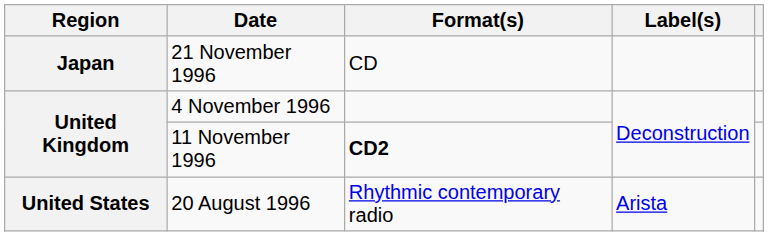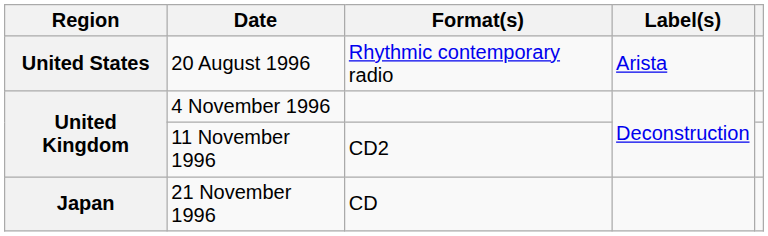rows swapped: (241, 203) <-> (231, 63)
(369, 149) bold -> (369, 149) normal
